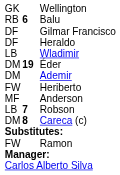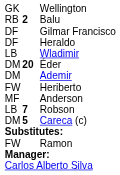(25, 20) 6 -> (25, 20) 2
(28, 65) 19 -> (28, 65) 20
(25, 121) 8 -> (25, 121) 5
